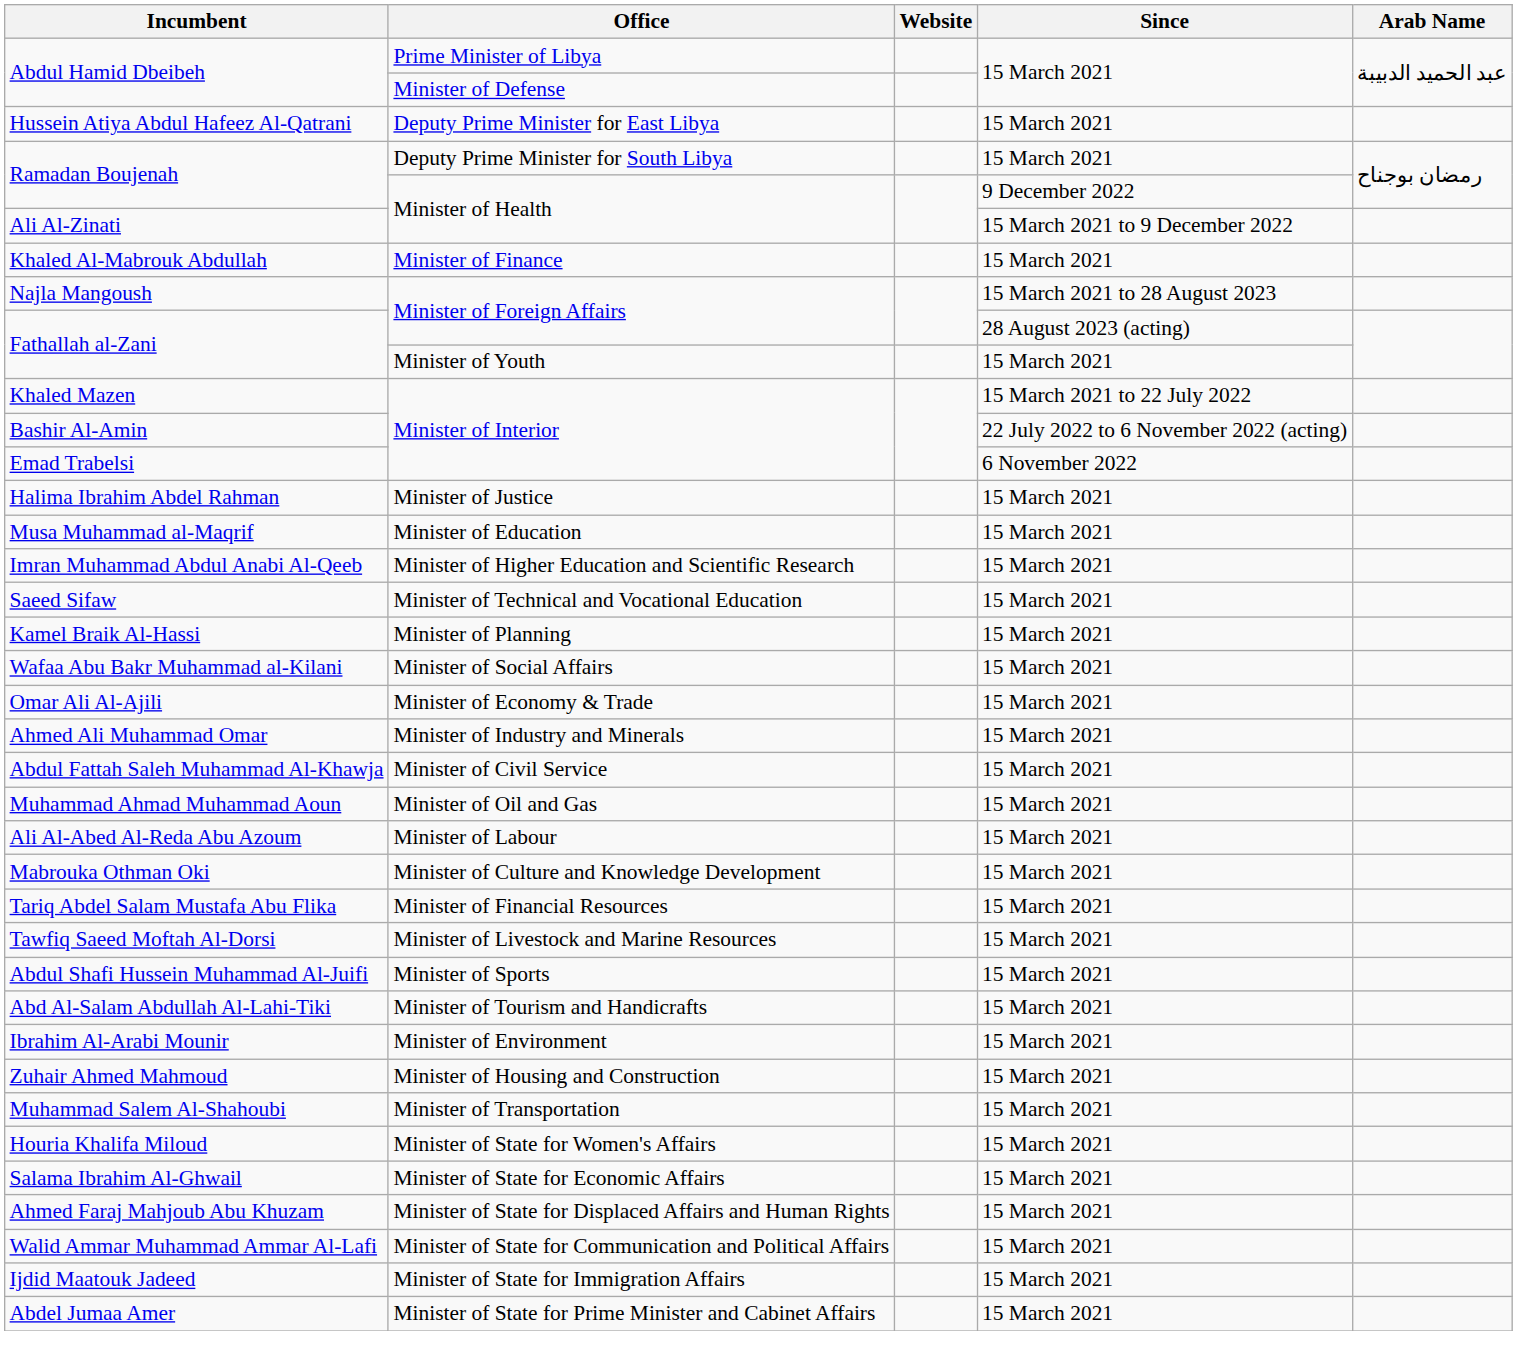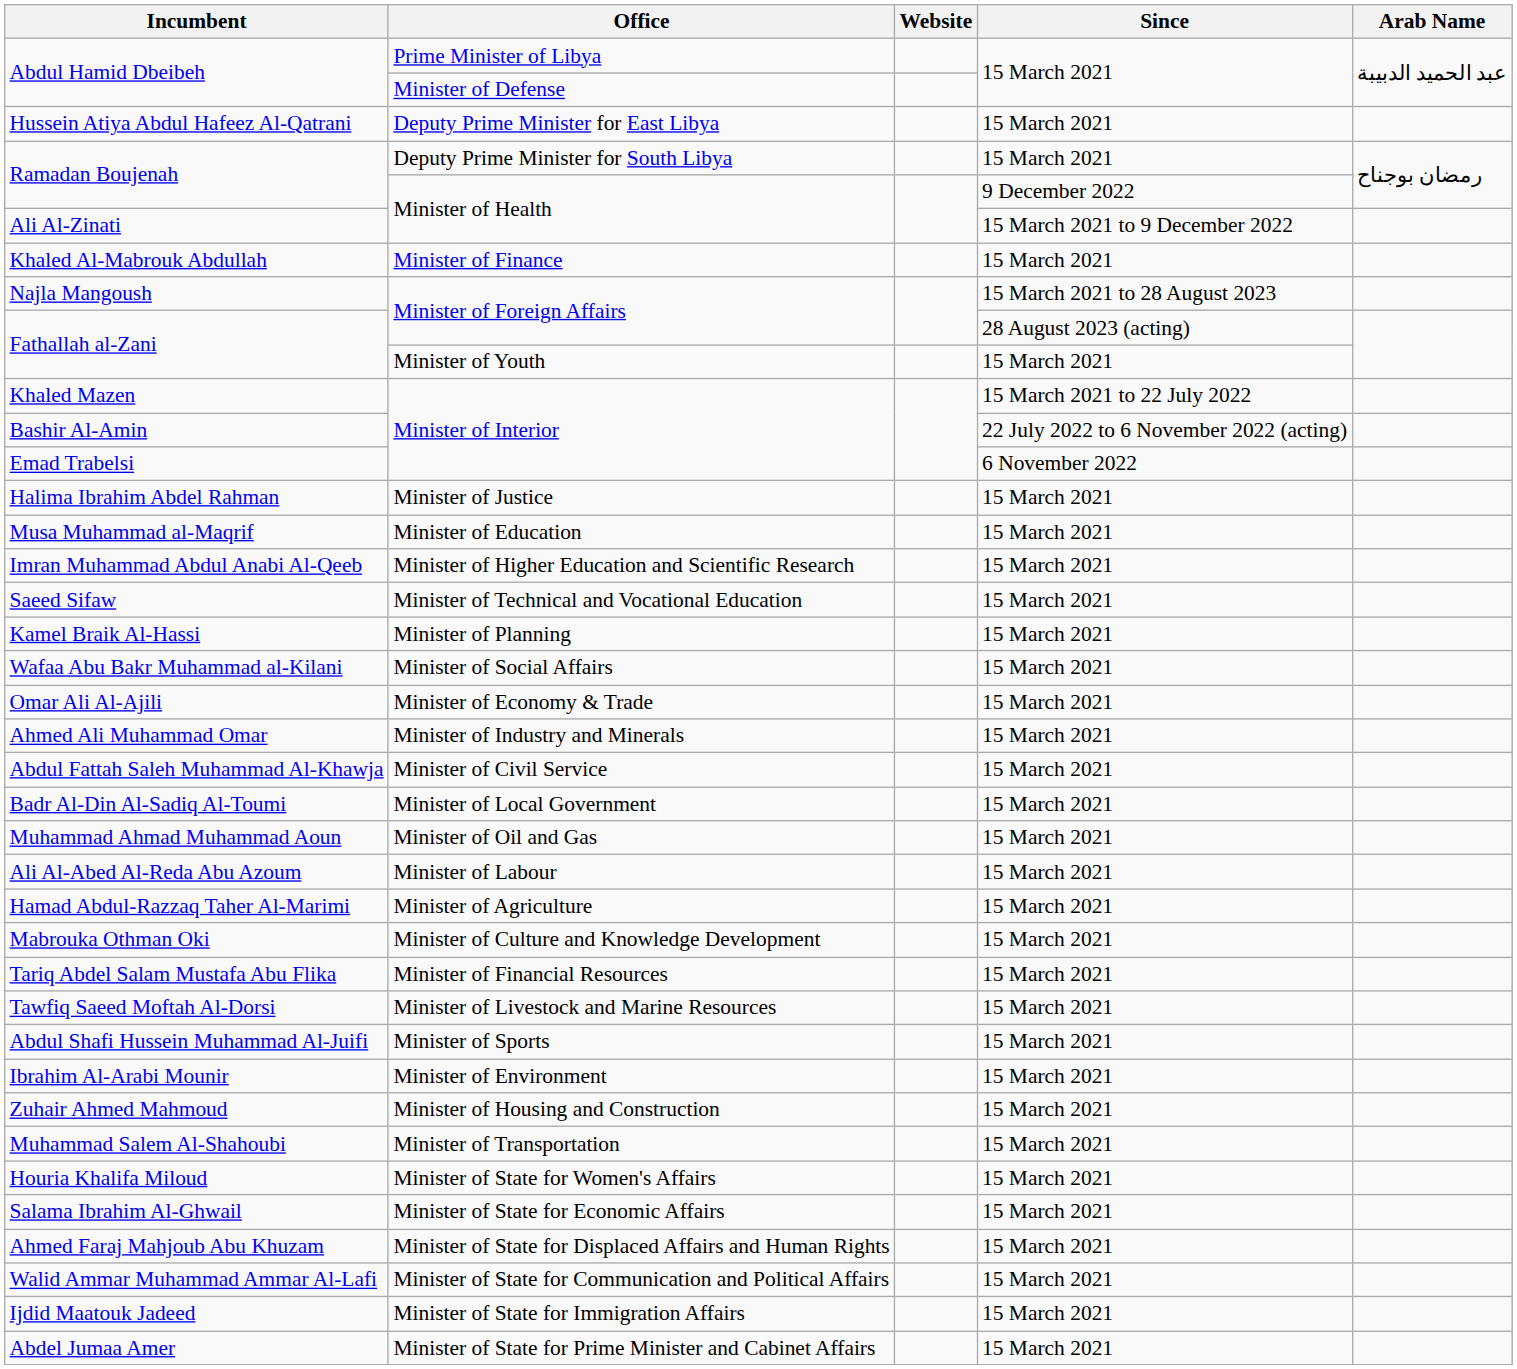+ row: (148, 803)
+ row: (180, 905)
- row: (170, 1007)
